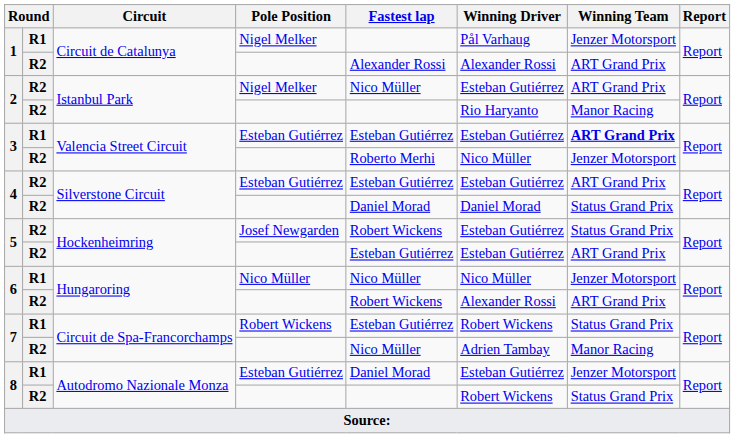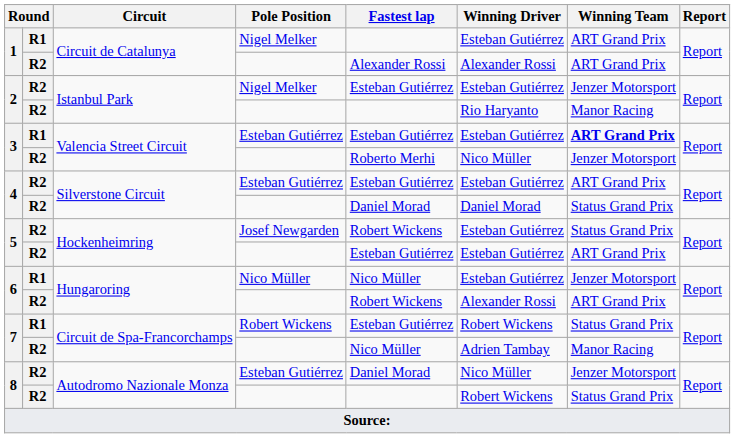(495, 39) Pål Varhaug -> (512, 39) Esteban Gutiérrez
(623, 39) Jenzer Motorsport -> (618, 39) ART Grand Prix
(385, 87) Nico Müller -> (402, 87) Esteban Gutiérrez
(618, 87) ART Grand Prix -> (623, 87) Jenzer Motorsport
(496, 277) Nico Müller -> (512, 277) Esteban Gutiérrez
(38, 372) R1 -> (38, 372) R2
(512, 372) Esteban Gutiérrez -> (496, 372) Nico Müller
